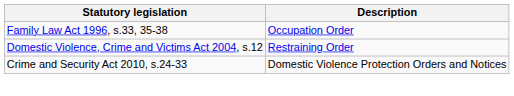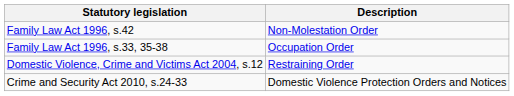+ row: (70, 30)
